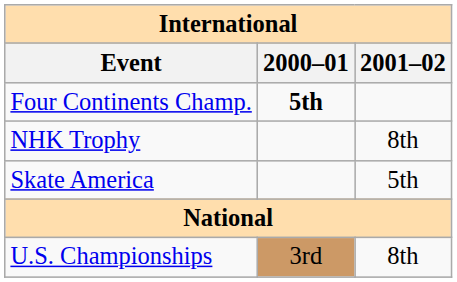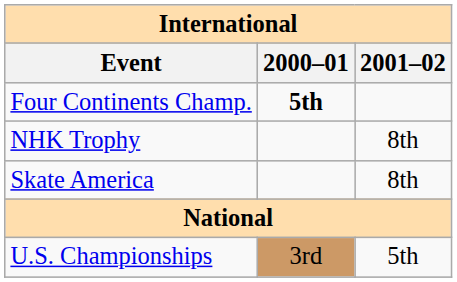(403, 179) 5th -> (403, 179) 8th
(403, 256) 8th -> (403, 256) 5th
